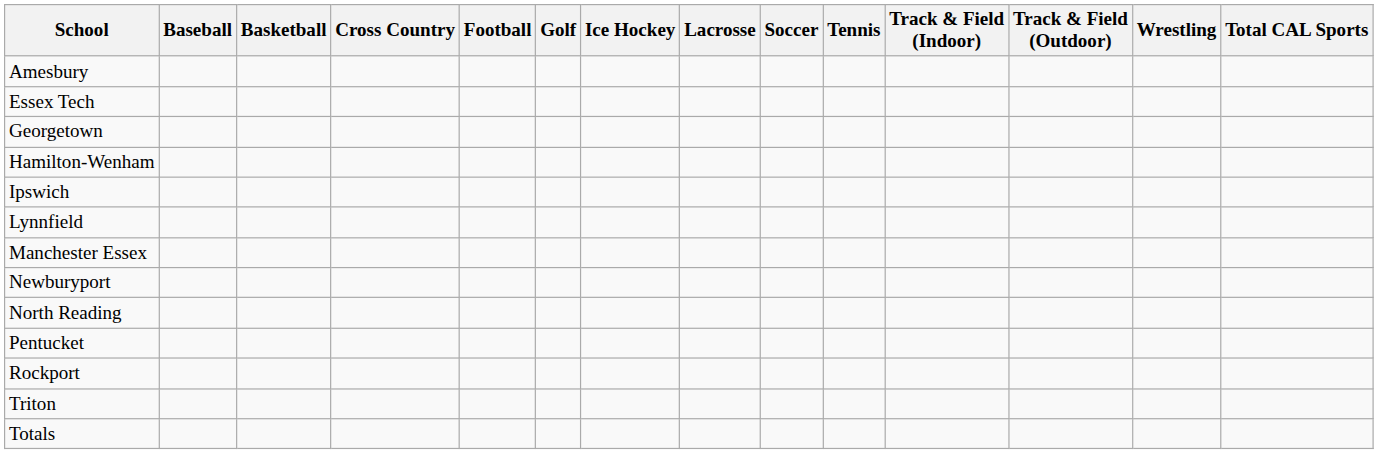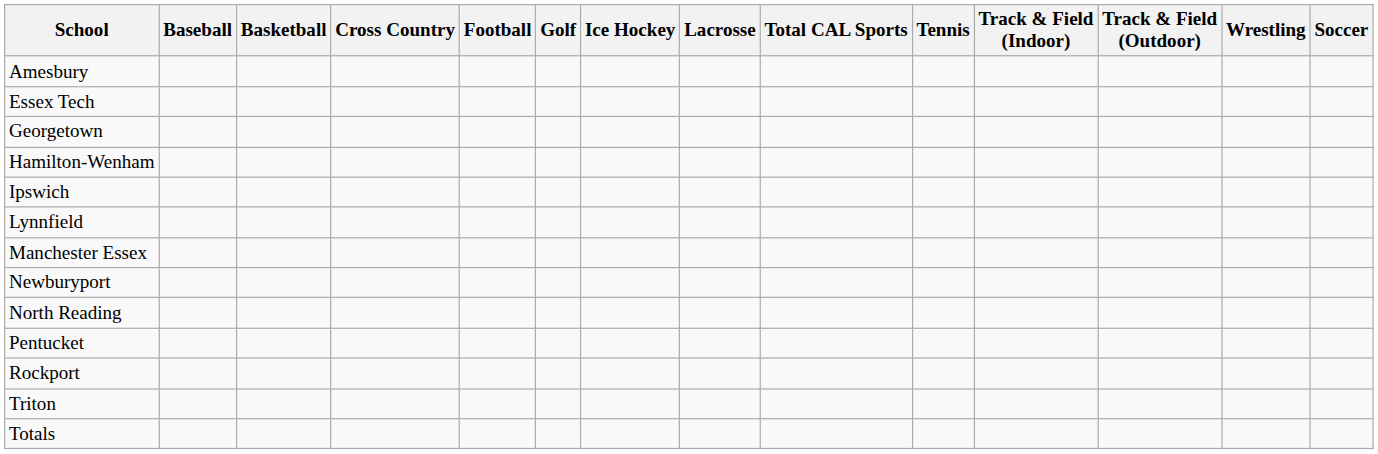columns swapped: (791, 30) <-> (1297, 30)
